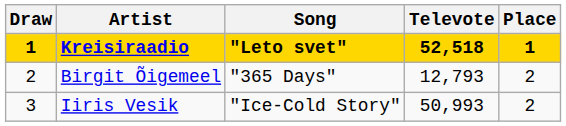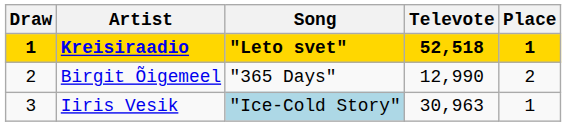(452, 77) 12,793 -> (452, 77) 12,990
(315, 106) no background -> (315, 106) lightblue background
(452, 106) 50,993 -> (452, 106) 30,963
(530, 106) 2 -> (530, 106) 1
